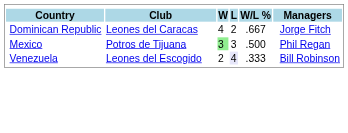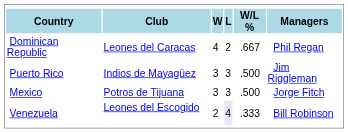(302, 29) Jorge Fitch -> (296, 47) Phil Regan
+ row: (35, 73)
(221, 44) lightgreen background -> (216, 93) no background
(302, 44) Phil Regan -> (296, 93) Jorge Fitch
